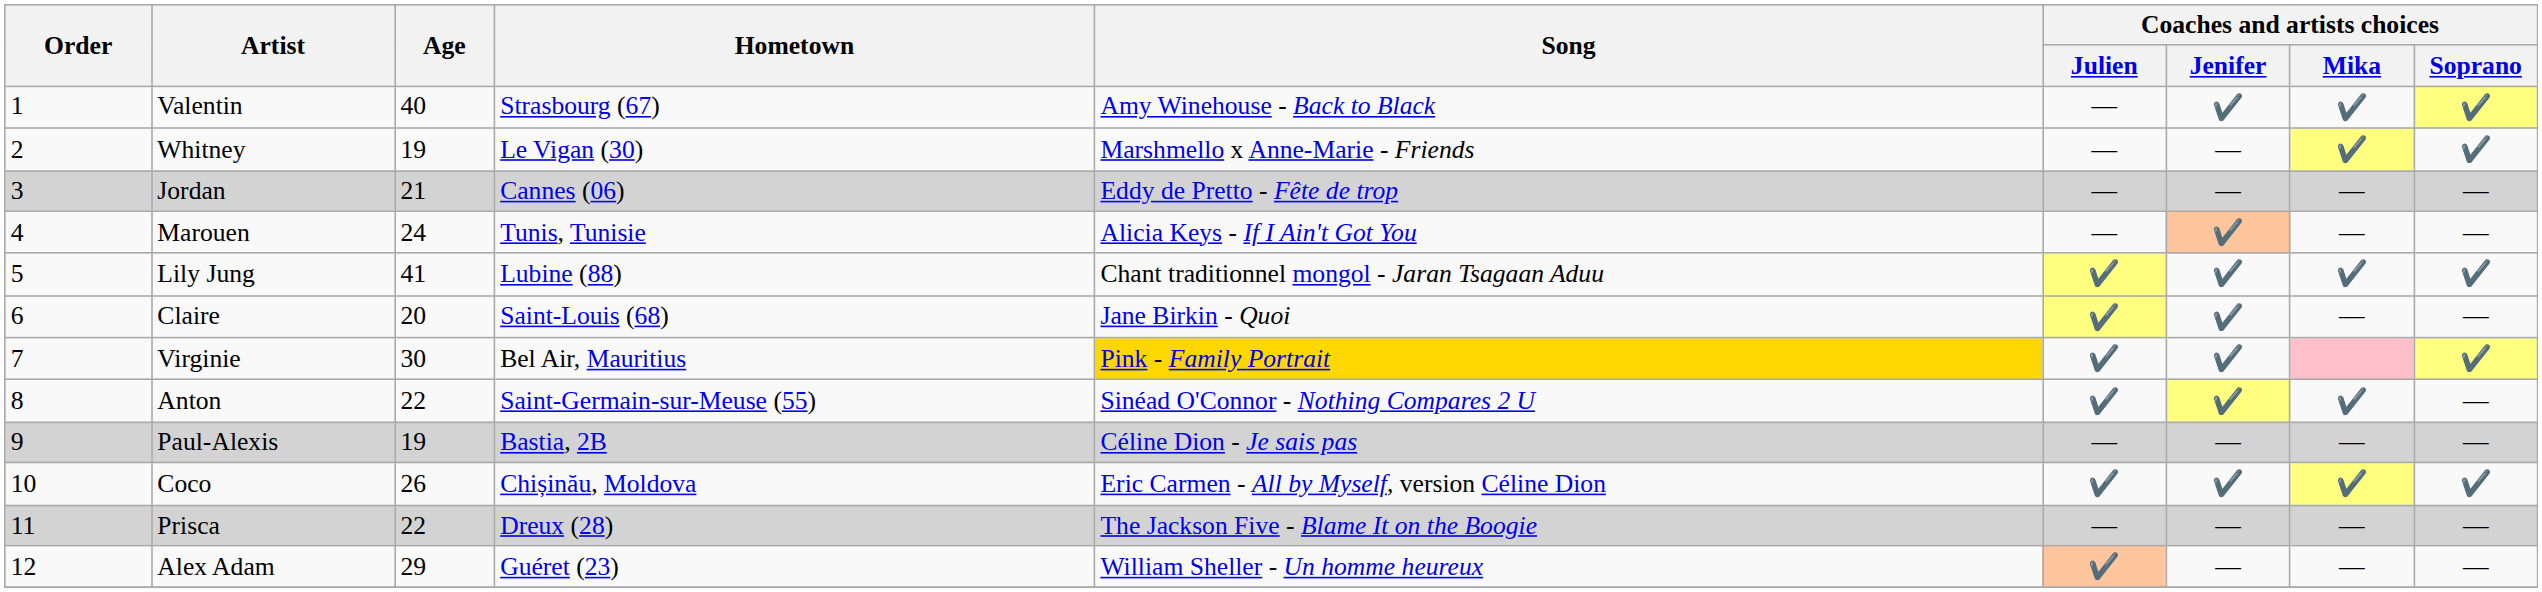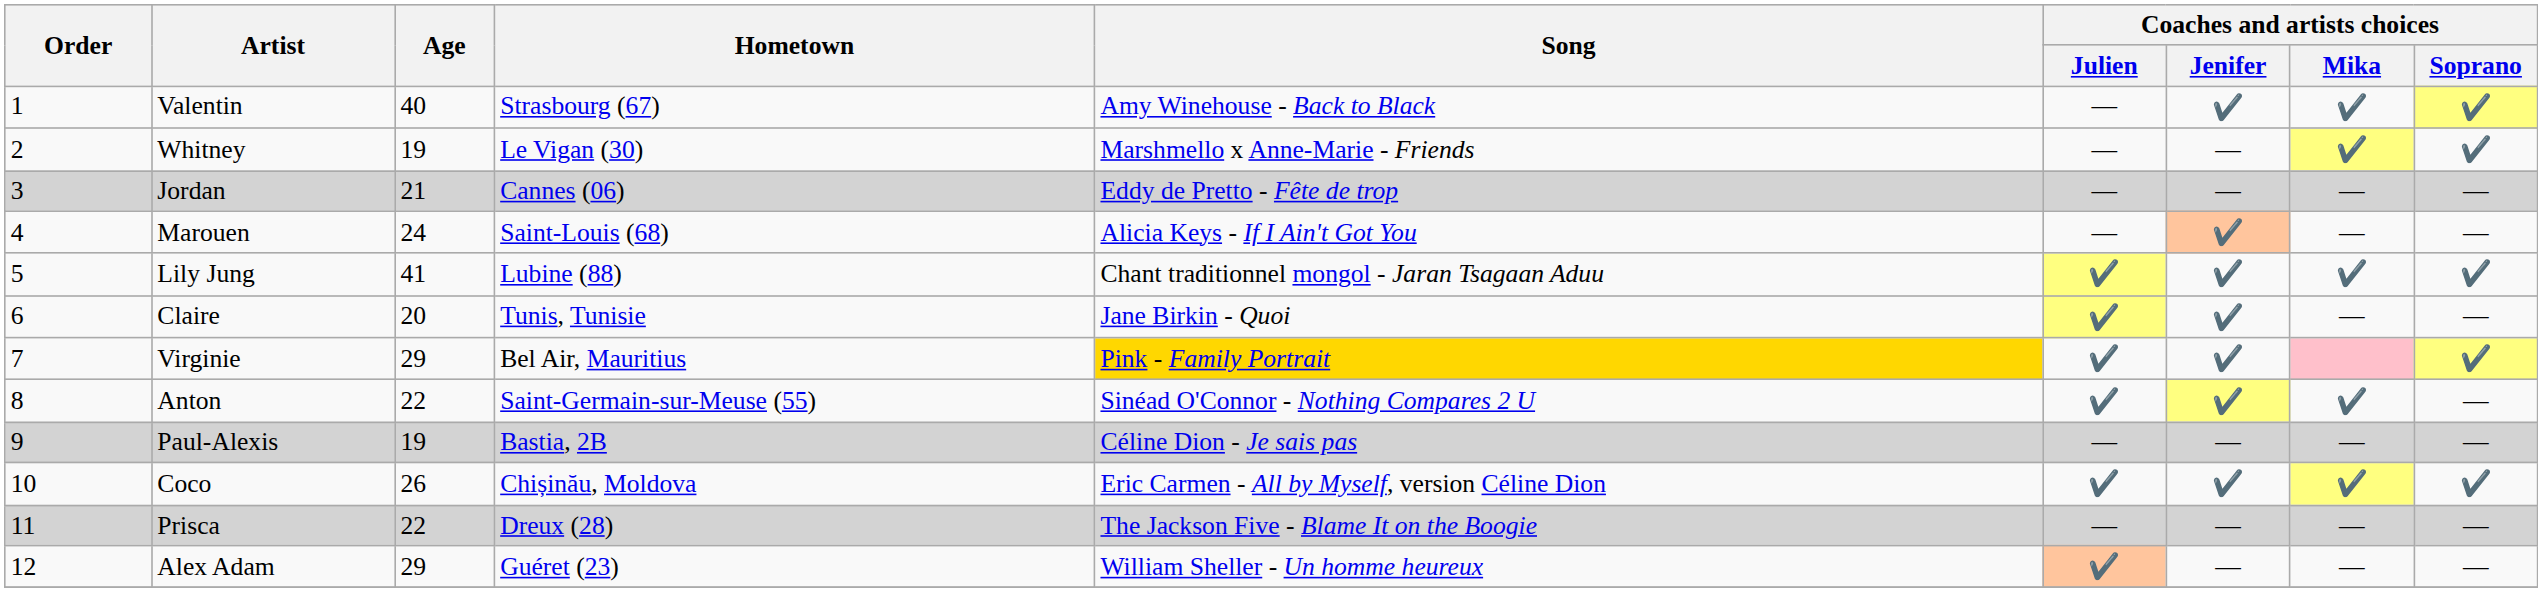(573, 231) Tunis, Tunisie -> (584, 231) Saint-Louis (68)
(584, 316) Saint-Louis (68) -> (573, 316) Tunis, Tunisie
(413, 358) 30 -> (413, 358) 29
